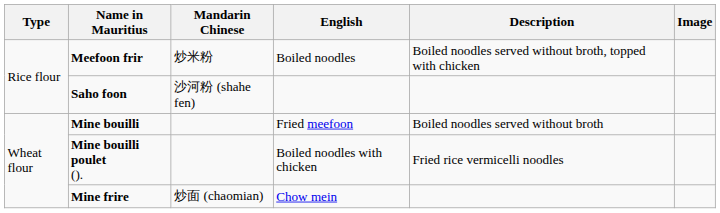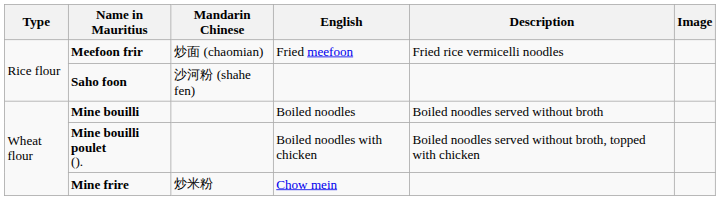(194, 57) 炒米粉 -> (219, 51) 炒面 (chaomian)
(316, 57) Boiled noodles -> (315, 51) Fried meefoon
(529, 57) Boiled noodles served without broth, topped with chicken -> (488, 51) Fried rice vermicelli noodles
(315, 124) Fried meefoon -> (316, 111) Boiled noodles
(488, 159) Fried rice vermicelli noodles -> (529, 147) Boiled noodles served without broth, topped with chicken
(219, 196) 炒面 (chaomian) -> (194, 183) 炒米粉
